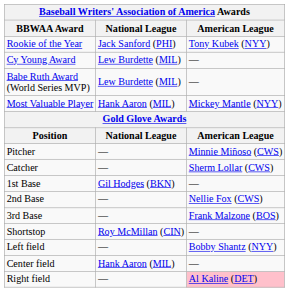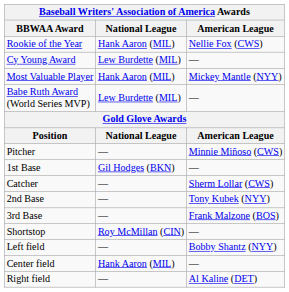(137, 44) Jack Sanford (PHI) -> (136, 44) Hank Aaron (MIL)
(229, 44) Tony Kubek (NYY) -> (226, 44) Nellie Fox (CWS)
rows swapped: (50, 103) <-> (48, 82)
rows swapped: (22, 167) <-> (24, 183)
(226, 199) Nellie Fox (CWS) -> (229, 199) Tony Kubek (NYY)
(223, 279) pink background -> (223, 279) no background
